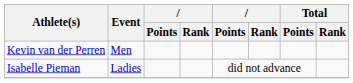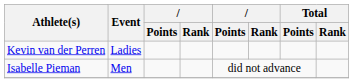(121, 50) Men -> (126, 50) Ladies
(126, 68) Ladies -> (121, 68) Men
